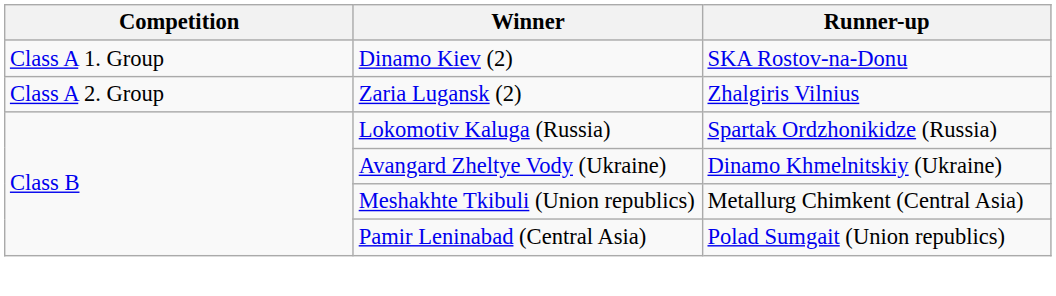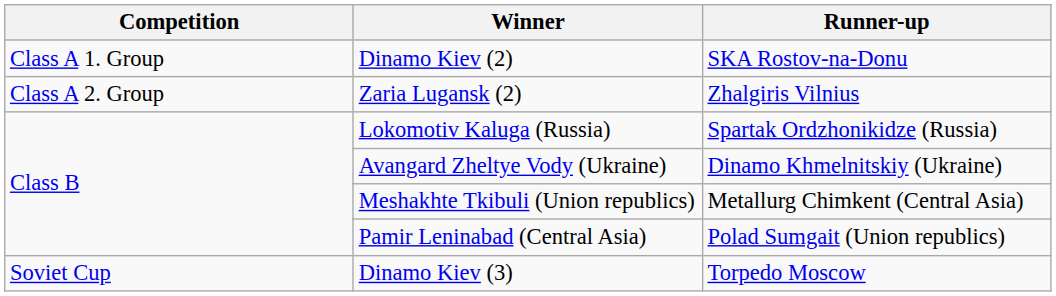+ row: (436, 272)
